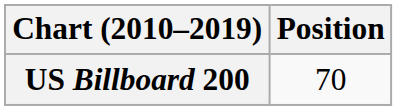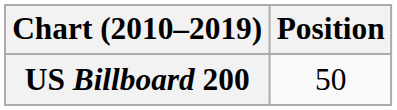(331, 79) 70 -> (331, 79) 50
